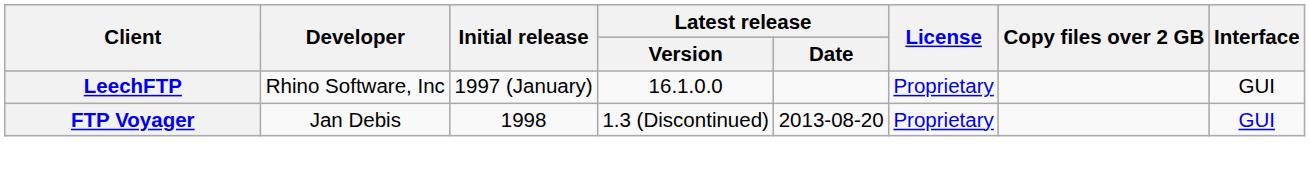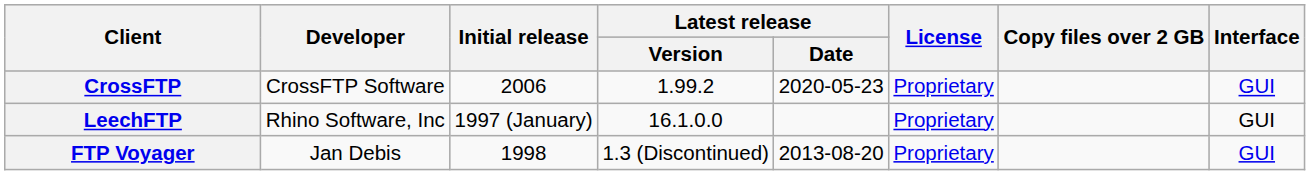+ row: (133, 87)
